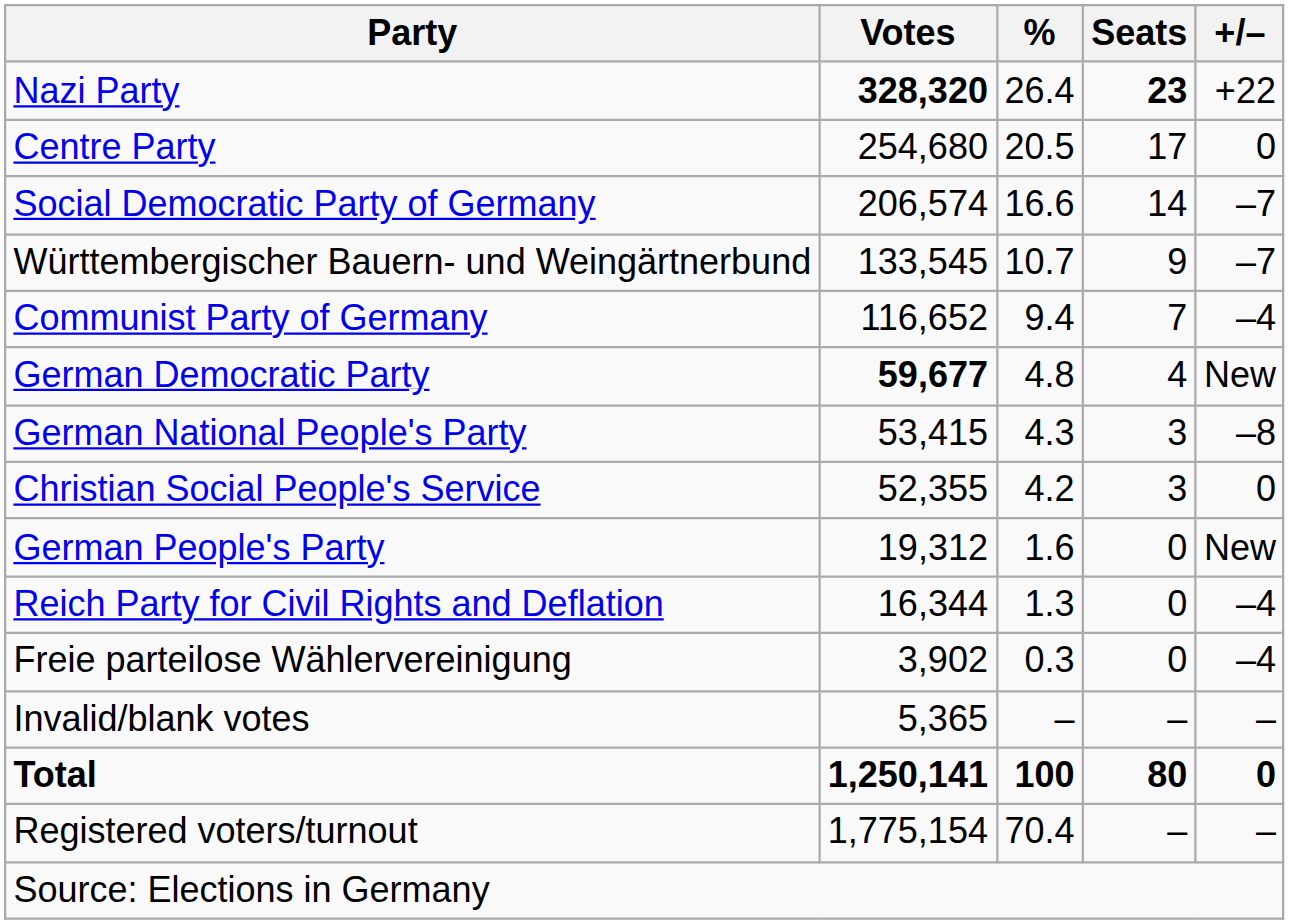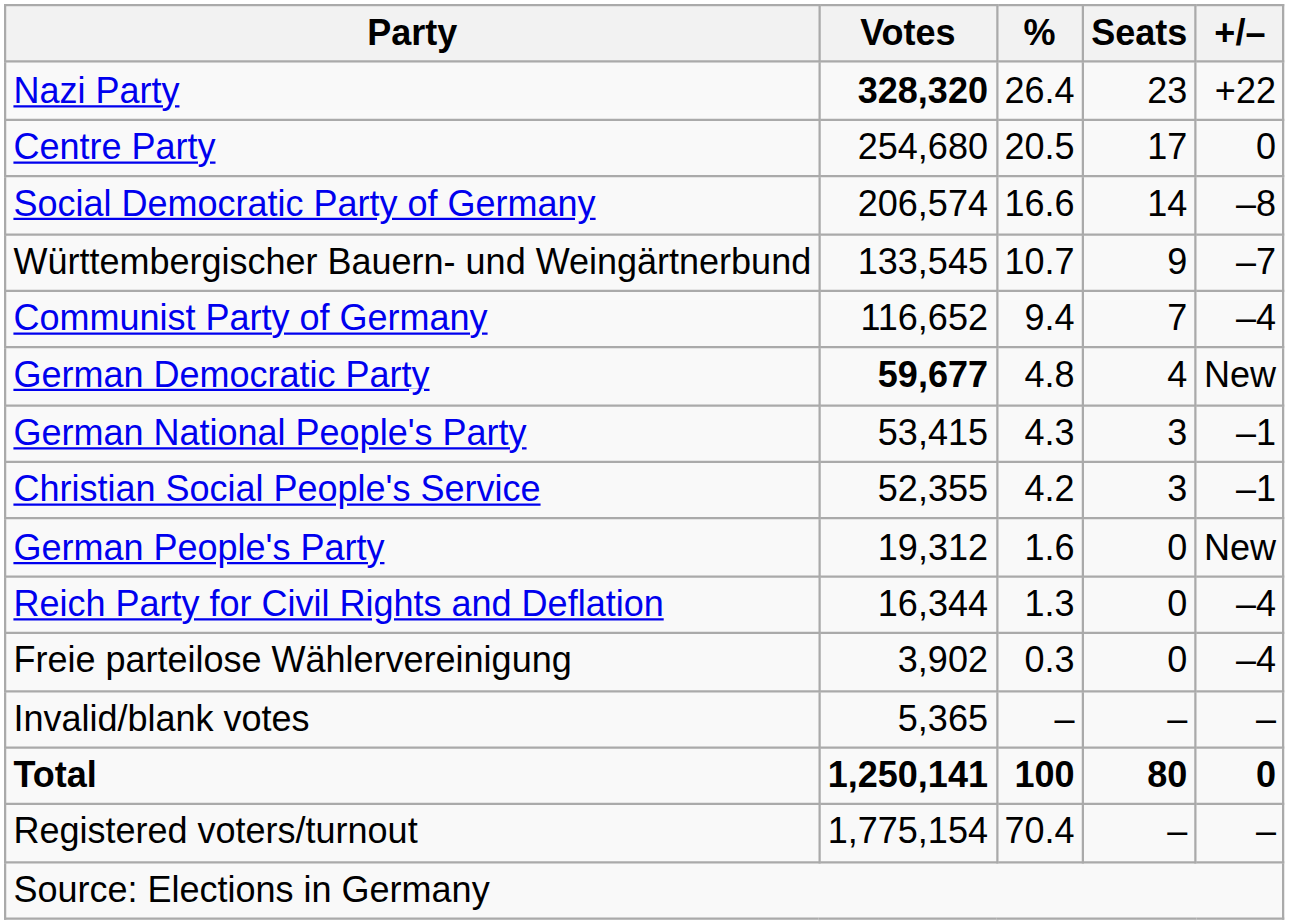(1167, 90) bold -> (1167, 90) normal
(1256, 204) –7 -> (1256, 204) –8
(1256, 432) –8 -> (1256, 432) –1
(1266, 489) 0 -> (1256, 489) –1
